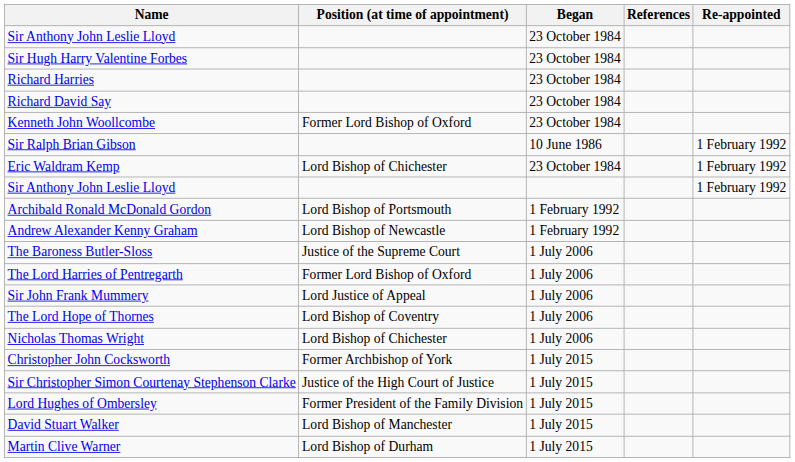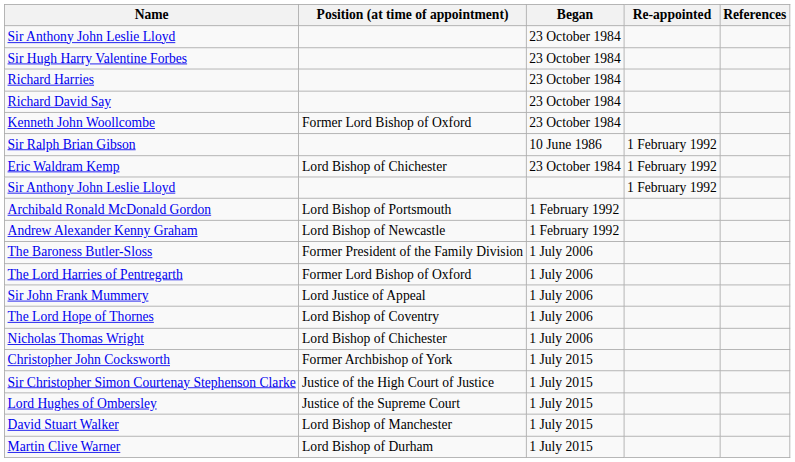columns swapped: (741, 15) <-> (659, 15)
(381, 252) Justice of the Supreme Court -> (413, 252) Former President of the Family Division
(413, 403) Former President of the Family Division -> (381, 403) Justice of the Supreme Court
